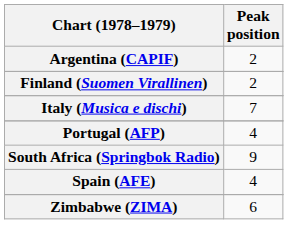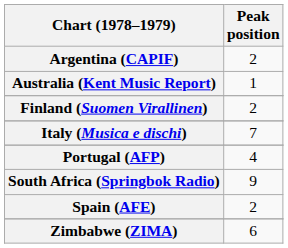+ row: (114, 83)
(253, 181) 4 -> (253, 206) 2
